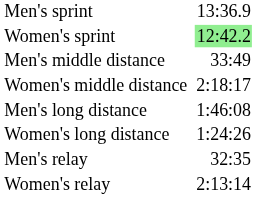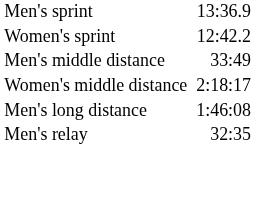(224, 36) lightgreen background -> (224, 36) no background
- row: (87, 134)
- row: (57, 183)
